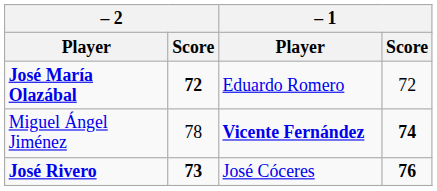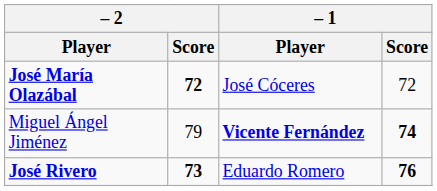(283, 84) Eduardo Romero -> (269, 84) José Cóceres
(193, 133) 78 -> (193, 133) 79
(269, 171) José Cóceres -> (283, 171) Eduardo Romero
